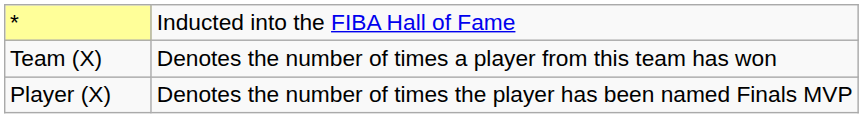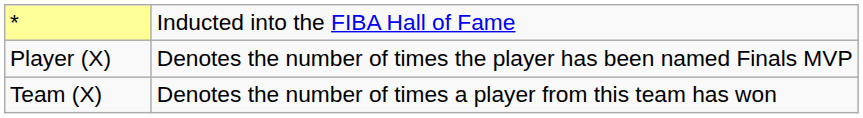rows swapped: (60, 94) <-> (56, 58)
